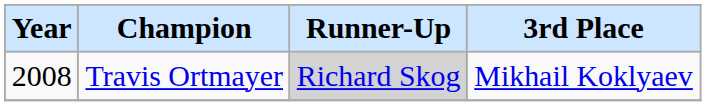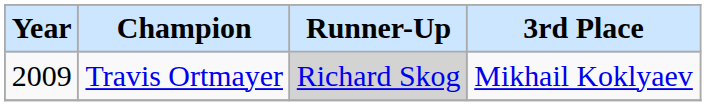(42, 75) 2008 -> (42, 75) 2009
